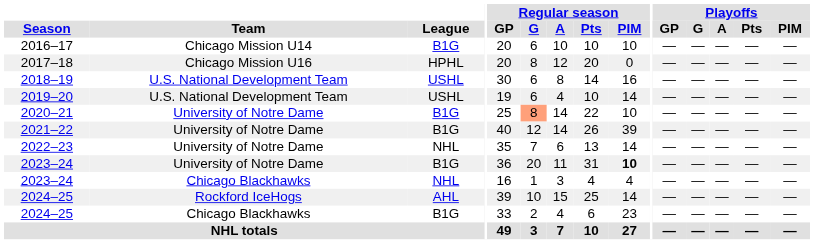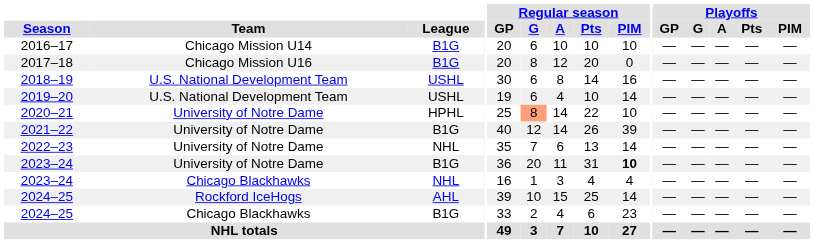(446, 62) HPHL -> (446, 62) B1G
(446, 113) B1G -> (446, 113) HPHL
